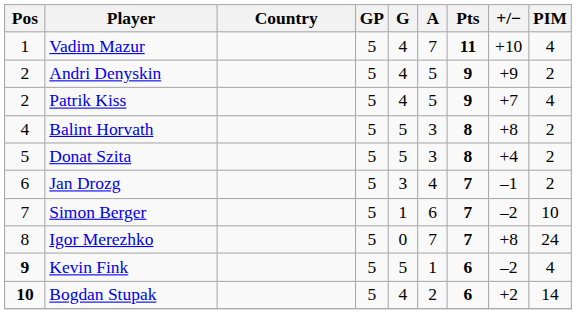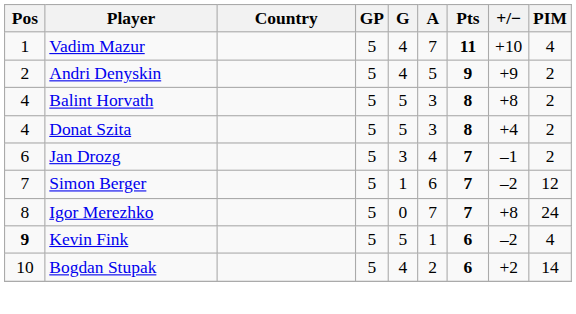- row: (88, 101)
(25, 156) 5 -> (25, 128) 4
(550, 211) 10 -> (550, 184) 12
(25, 294) bold -> (25, 267) normal
